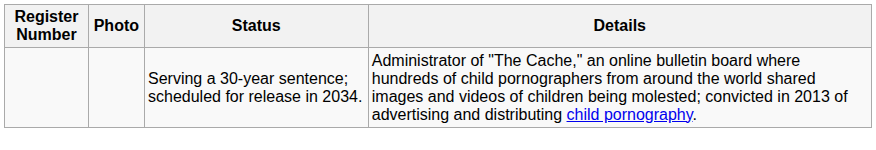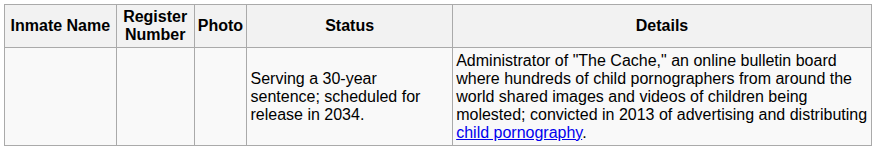+ column: (60, 26)
